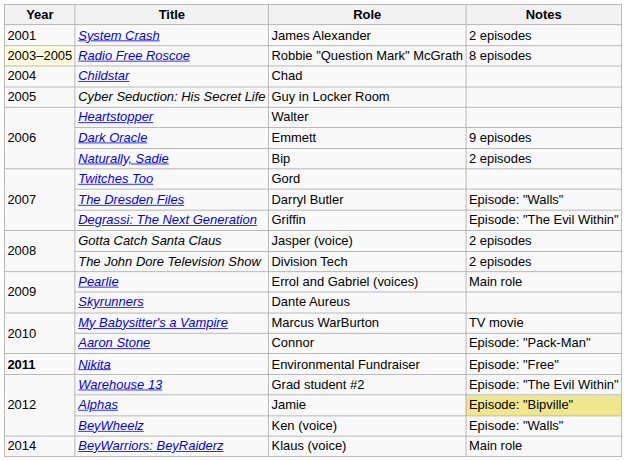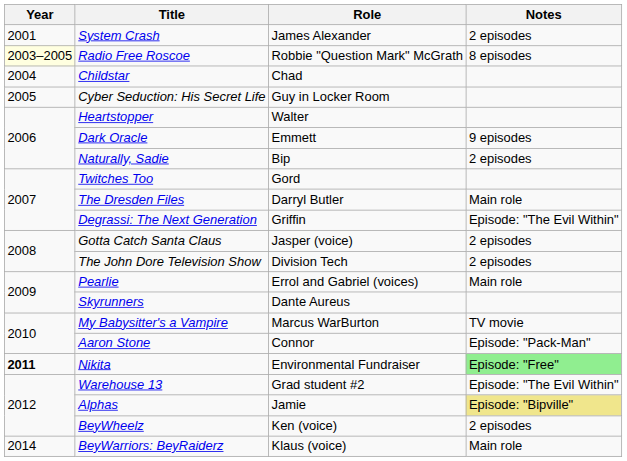(516, 199) Episode: "Walls" -> (496, 199) Main role
(514, 364) no background -> (514, 364) lightgreen background
(516, 425) Episode: "Walls" -> (500, 425) 2 episodes
